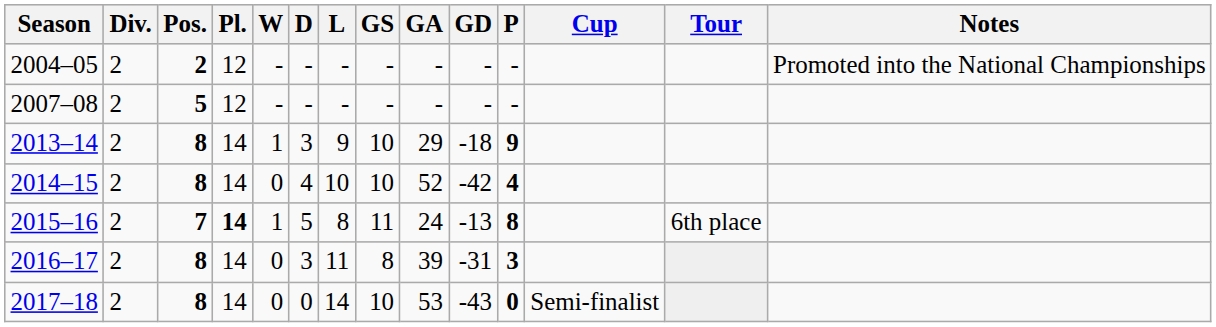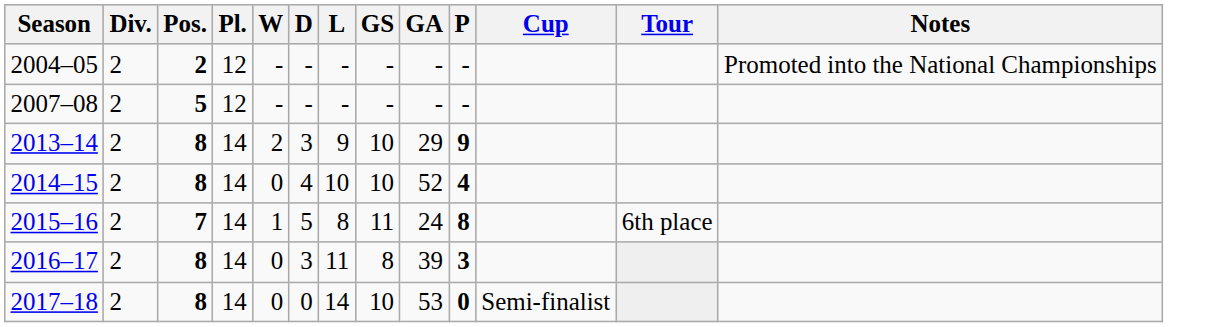- column: (473, 24)
(277, 143) 1 -> (277, 143) 2
(234, 222) bold -> (234, 222) normal
